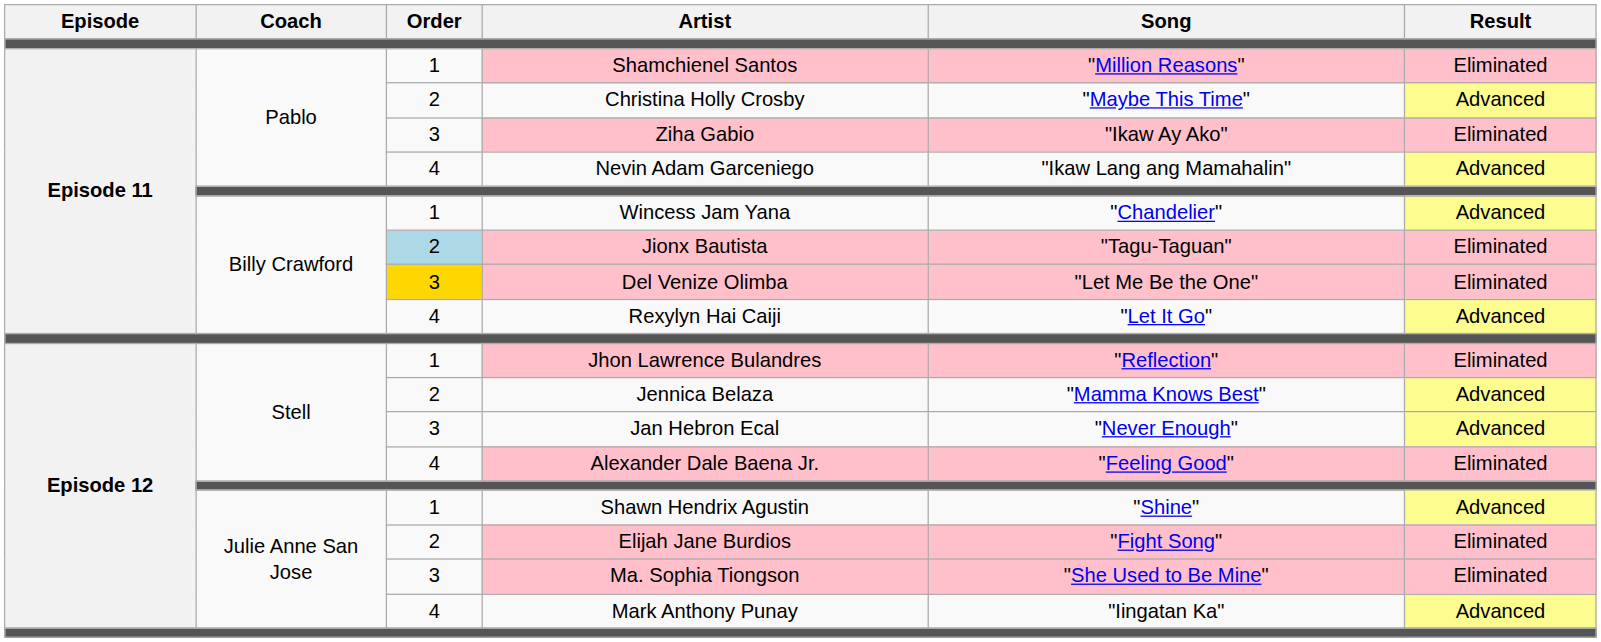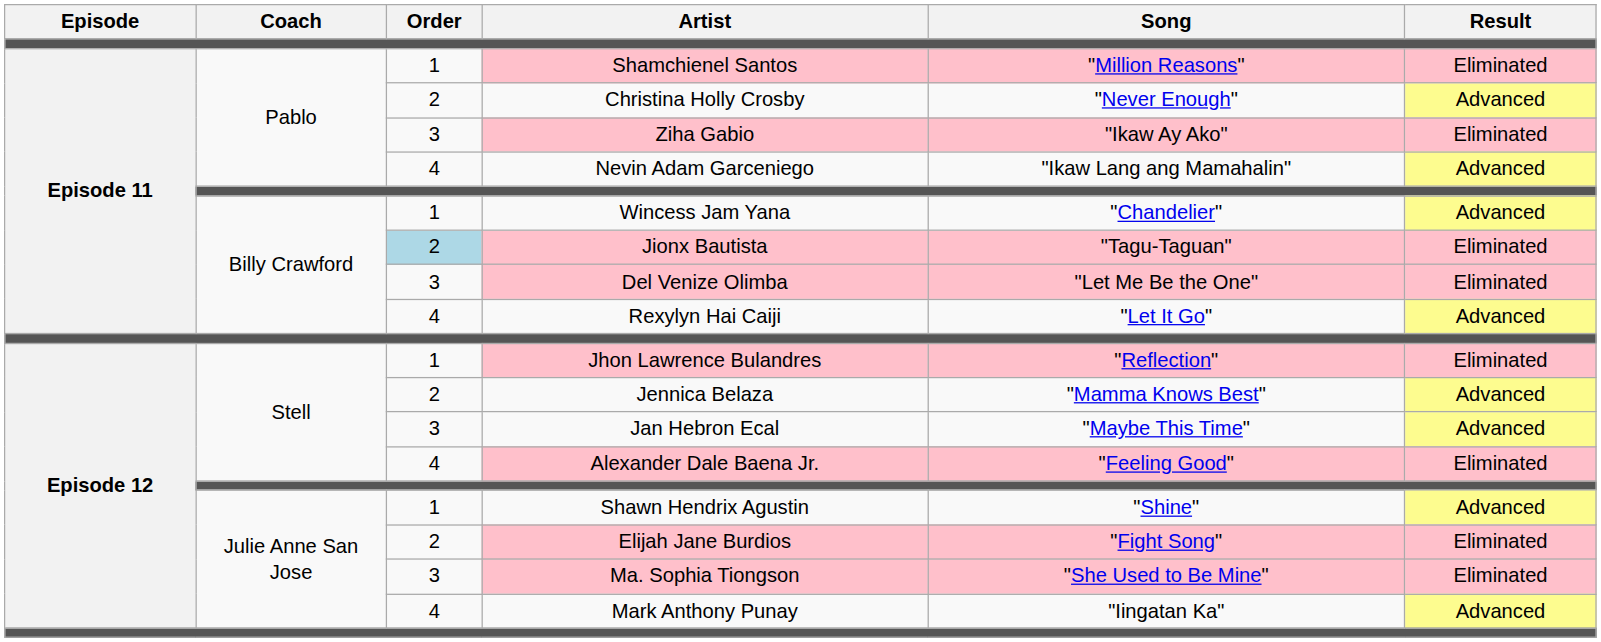(1166, 100) "Maybe This Time" -> (1166, 100) "Never Enough"
(434, 281) gold background -> (434, 281) no background
(1166, 429) "Never Enough" -> (1166, 429) "Maybe This Time"
